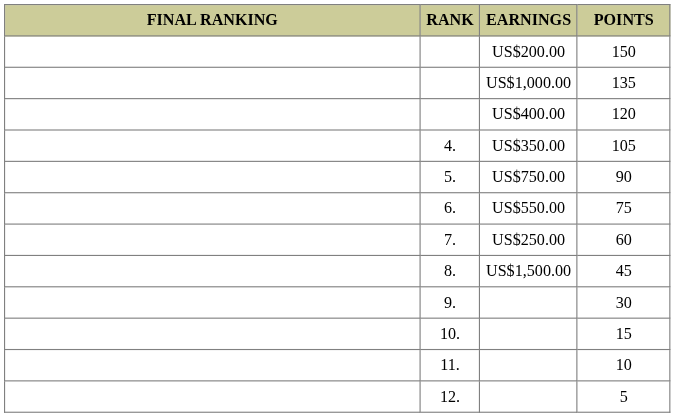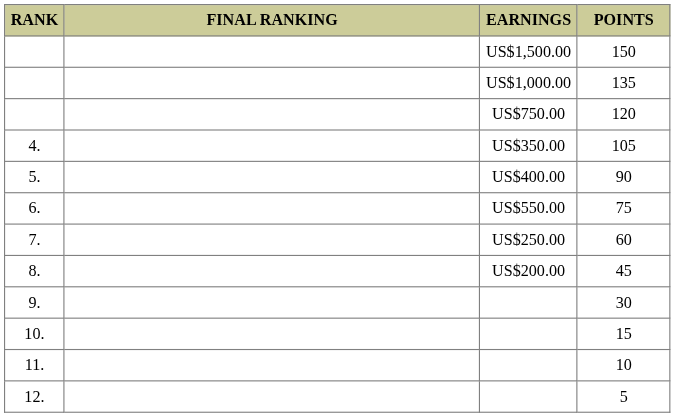columns swapped: (450, 20) <-> (212, 20)
(529, 51) US$200.00 -> (529, 51) US$1,500.00
(529, 114) US$400.00 -> (529, 114) US$750.00
(529, 176) US$750.00 -> (529, 176) US$400.00
(529, 271) US$1,500.00 -> (529, 271) US$200.00
